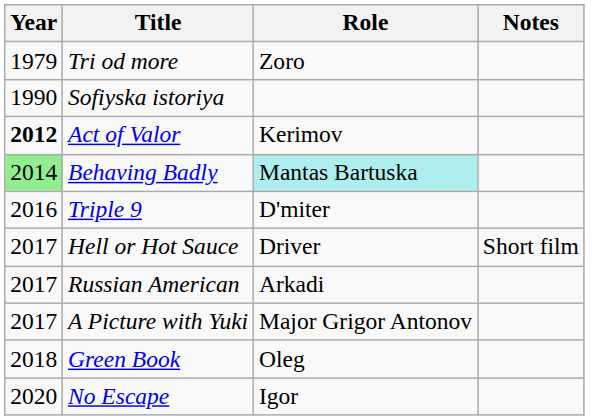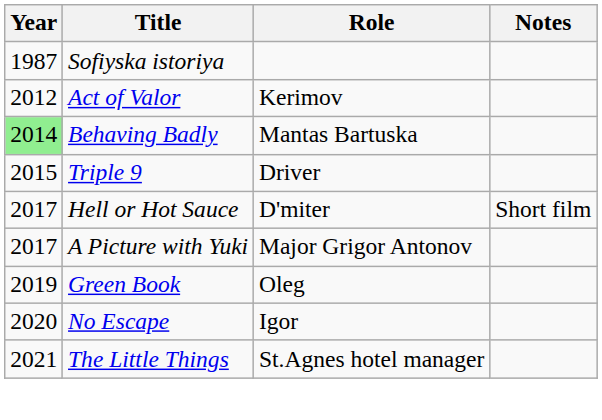- row: (123, 60)
(34, 97) 1990 -> (34, 60) 1987
(34, 135) bold -> (34, 97) normal
(338, 172) paleturquoise background -> (338, 135) no background
(34, 209) 2016 -> (34, 172) 2015
(294, 209) D'miter -> (290, 172) Driver
(290, 246) Driver -> (294, 209) D'miter
- row: (154, 284)
(34, 358) 2018 -> (34, 284) 2019
+ row: (148, 358)
